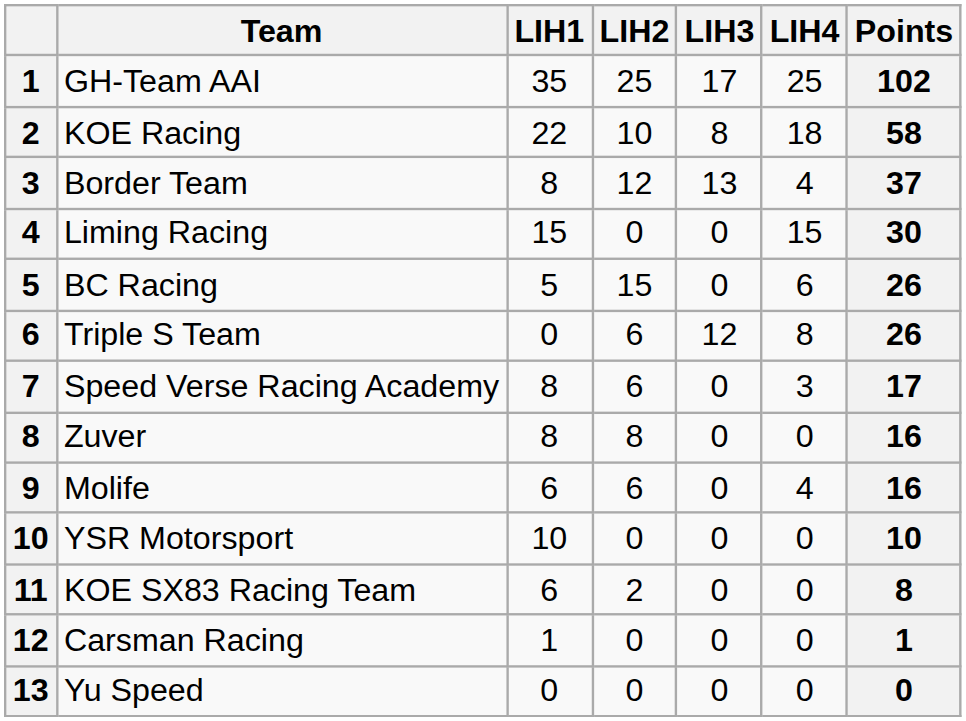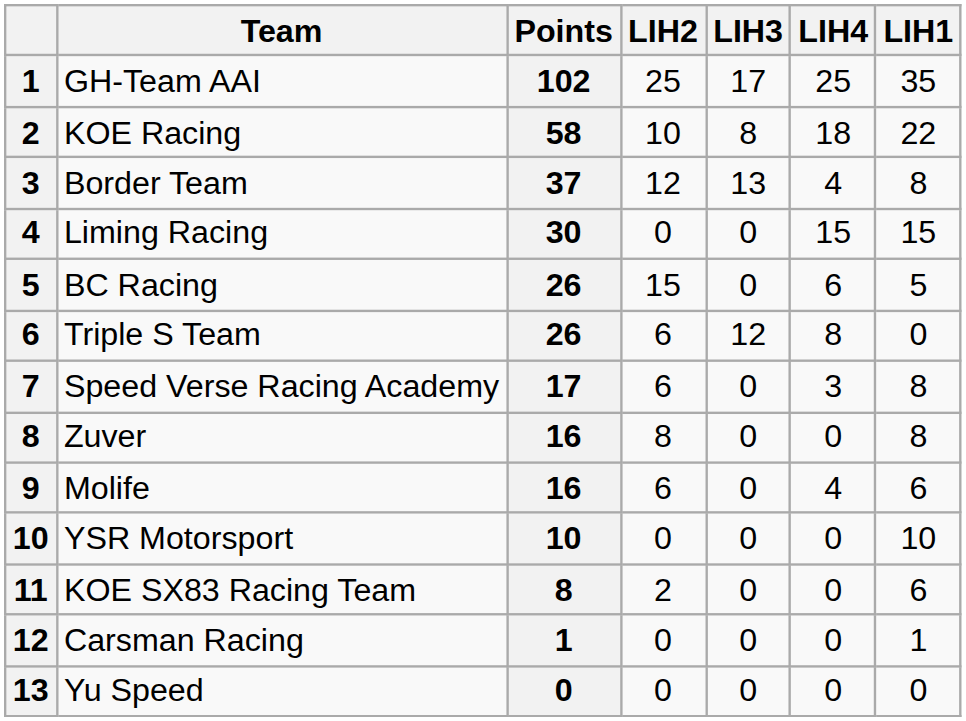columns swapped: (549, 30) <-> (904, 30)
